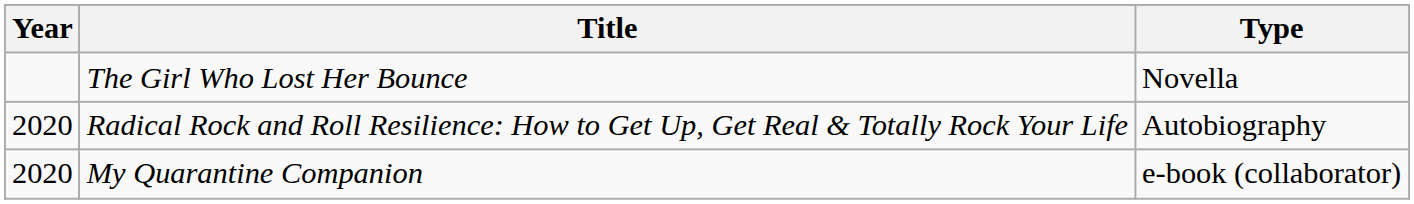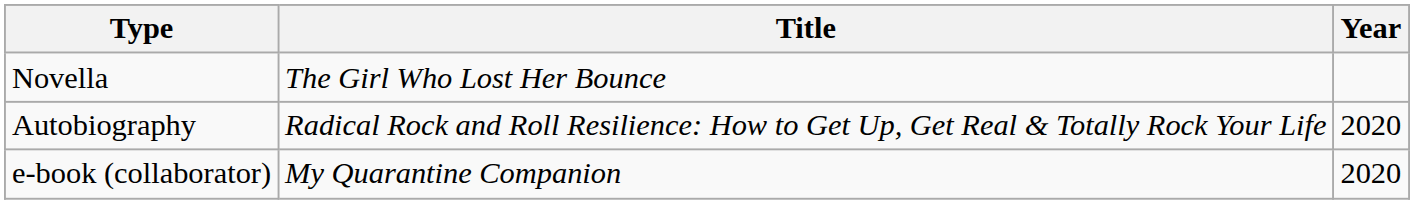columns swapped: (42, 28) <-> (1272, 28)
